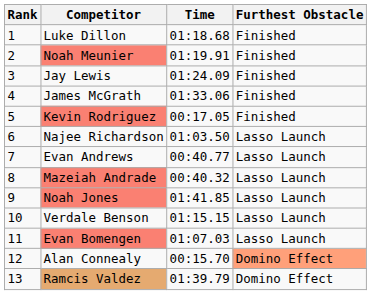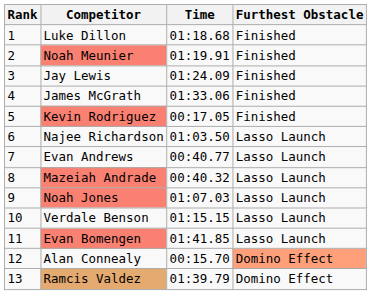(200, 198) 01:41.85 -> (200, 198) 01:07.03
(200, 238) 01:07.03 -> (200, 238) 01:41.85
